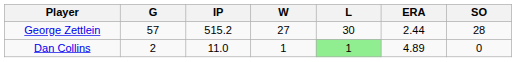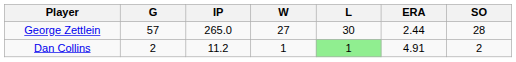(218, 30) 515.2 -> (218, 30) 265.0
(218, 48) 11.0 -> (218, 48) 11.2
(414, 48) 4.89 -> (414, 48) 4.91
(479, 48) 0 -> (479, 48) 2
